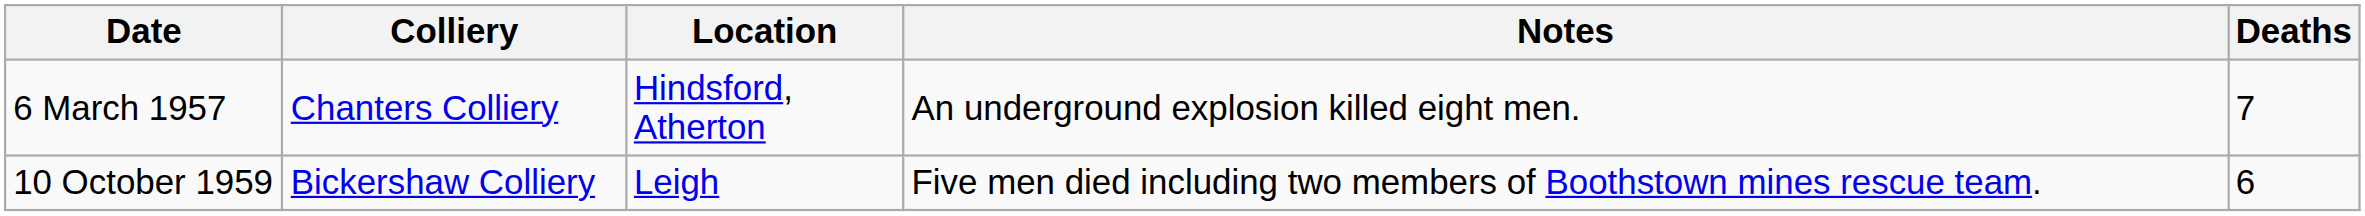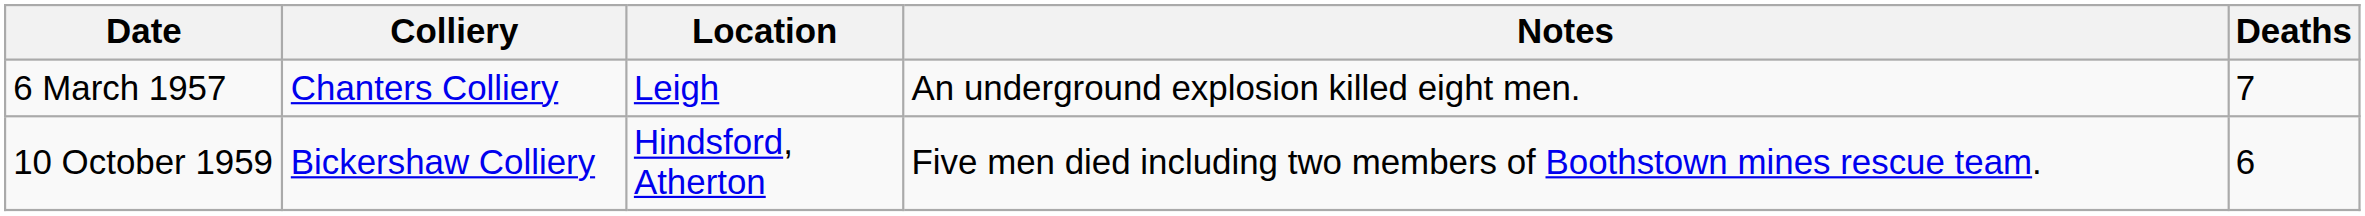(713, 107) Hindsford, Atherton -> (677, 87) Leigh
(677, 182) Leigh -> (713, 162) Hindsford, Atherton
